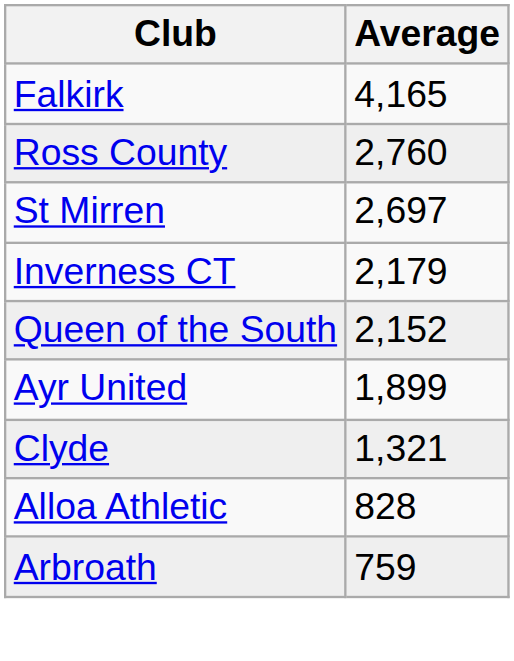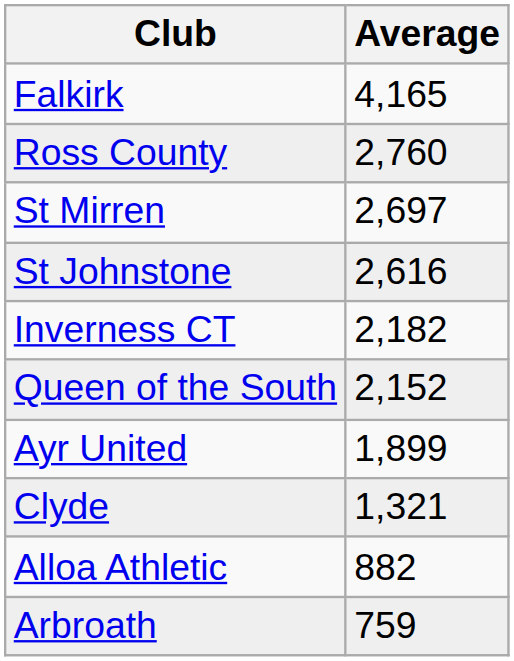+ row: (123, 270)
(401, 270) 2,179 -> (401, 329) 2,182
(385, 507) 828 -> (385, 566) 882
